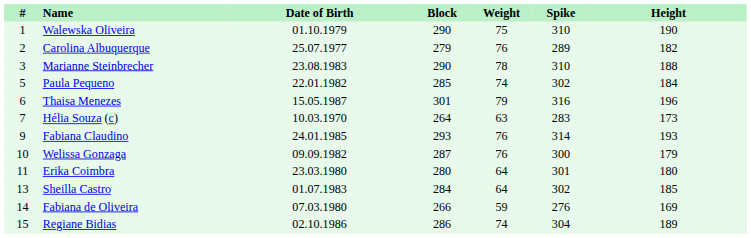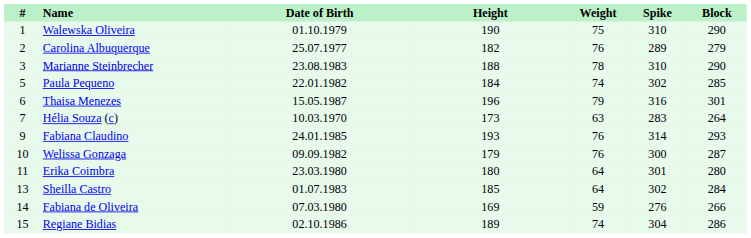columns swapped: (669, 12) <-> (442, 12)
